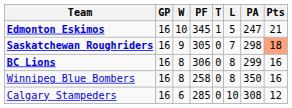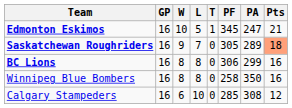columns swapped: (232, 13) <-> (201, 13)
(252, 46) 298 -> (252, 46) 289
